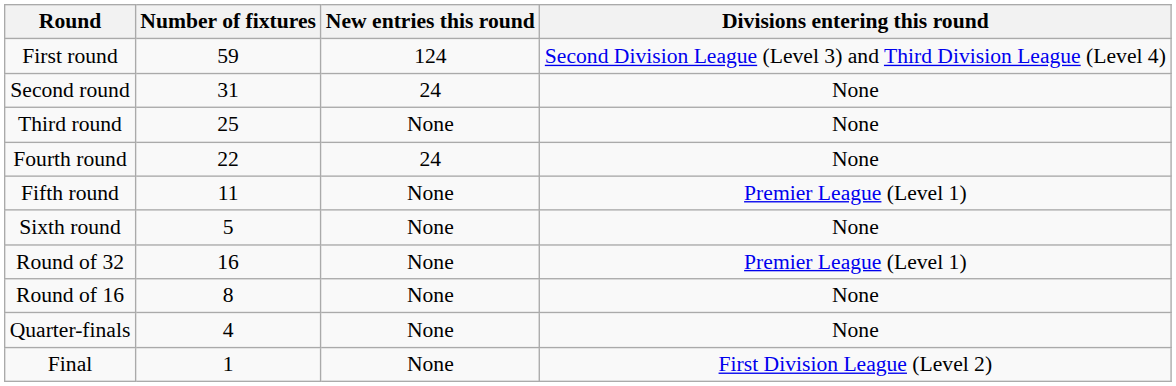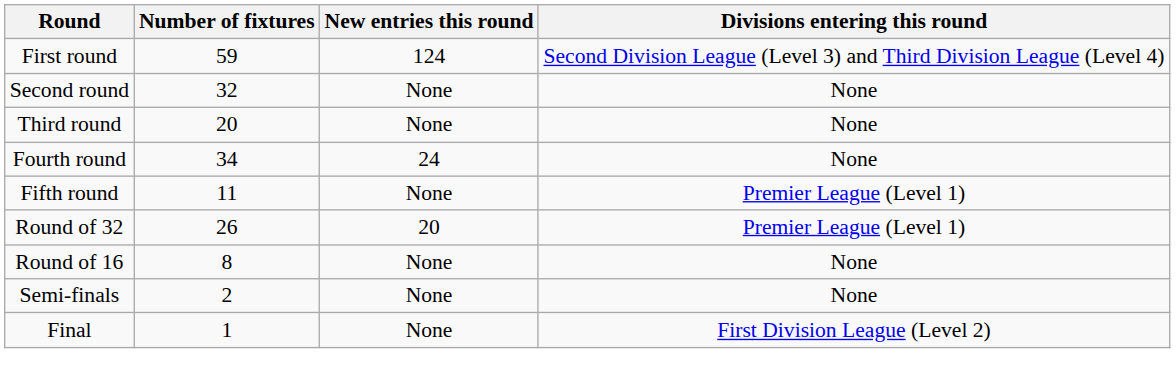(228, 90) 31 -> (227, 90) 32
(430, 90) 24 -> (429, 90) None
(228, 124) 25 -> (227, 124) 20
(228, 158) 22 -> (227, 158) 34
- row: (70, 227)
(228, 261) 16 -> (227, 227) 26
(430, 261) None -> (429, 227) 20
- row: (70, 329)
+ row: (69, 295)
